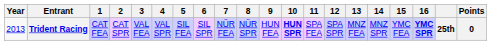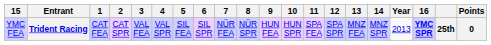columns swapped: (16, 11) <-> (401, 11)
(293, 28) bold -> (293, 28) normal
